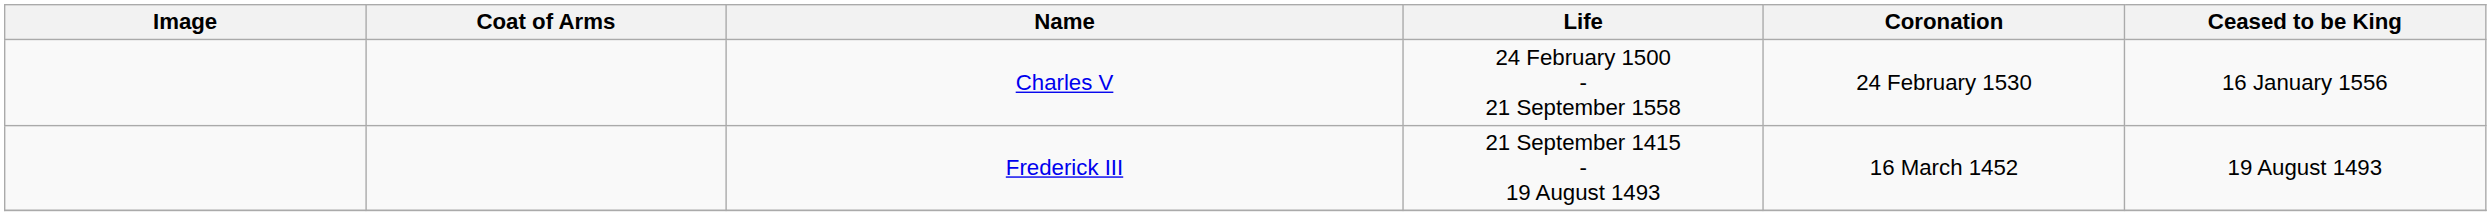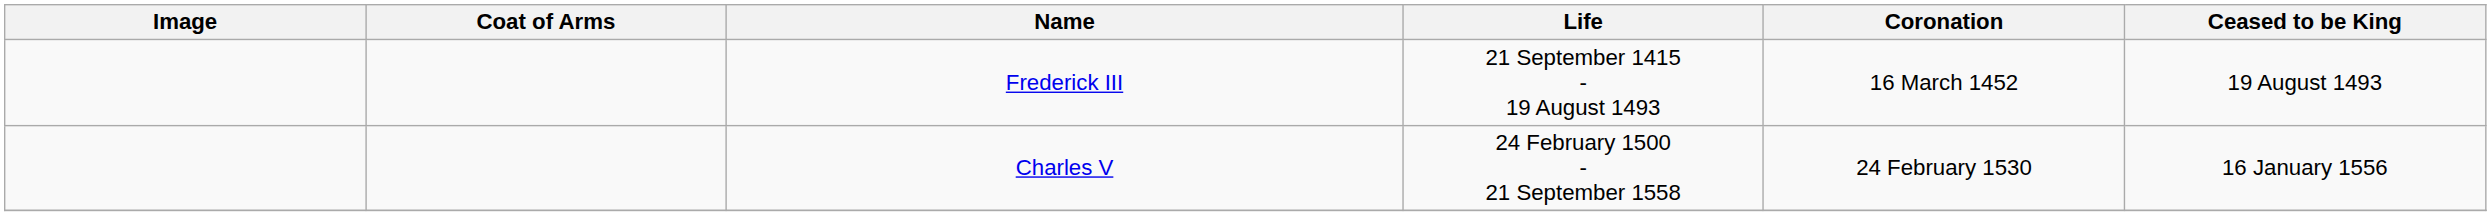rows swapped: (1065, 167) <-> (1065, 82)
